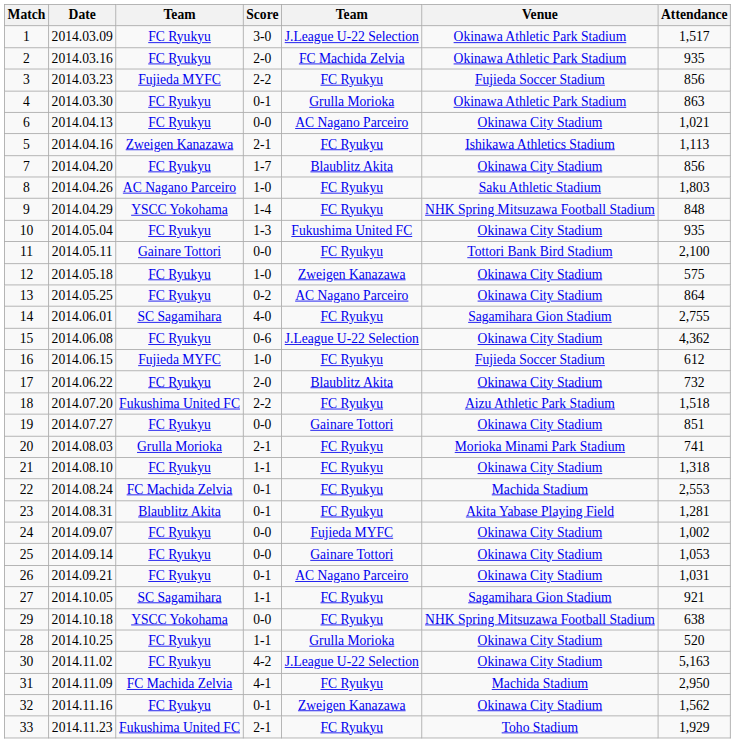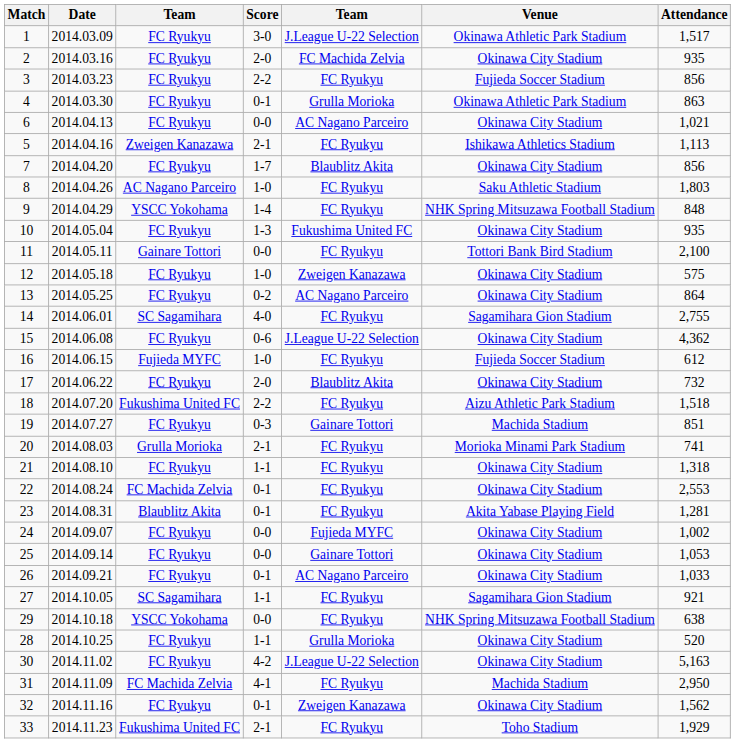(540, 58) Okinawa Athletic Park Stadium -> (540, 58) Okinawa City Stadium
(180, 79) Fujieda MYFC -> (180, 79) FC Ryukyu
(262, 425) 0-0 -> (262, 425) 0-3
(540, 425) Okinawa City Stadium -> (540, 425) Machida Stadium
(540, 489) Machida Stadium -> (540, 489) Okinawa City Stadium
(694, 576) 1,031 -> (694, 576) 1,033
